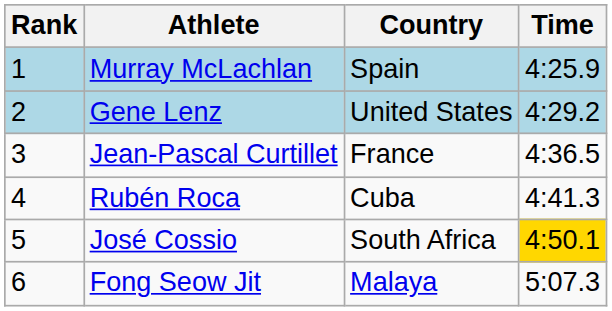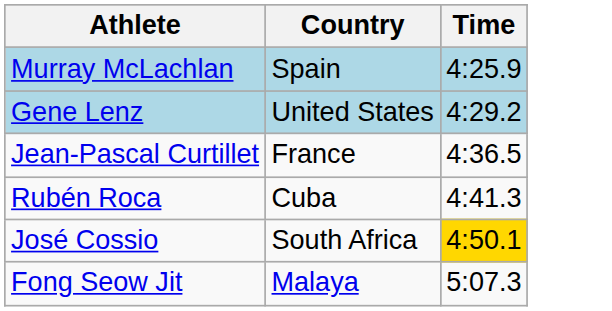- column: (44, 25)
